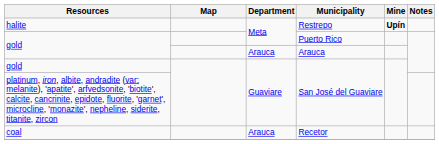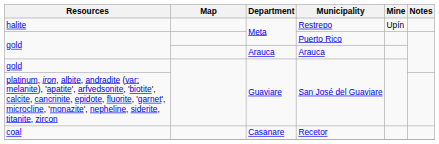(396, 25) bold -> (395, 25) normal
(261, 132) Arauca -> (266, 132) Casanare
